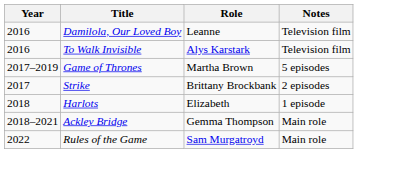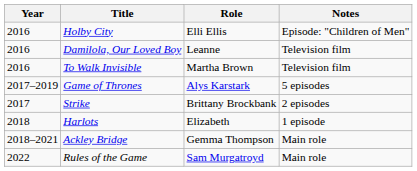+ row: (88, 31)
(218, 49) Alys Karstark -> (220, 67) Martha Brown
(220, 67) Martha Brown -> (218, 85) Alys Karstark
